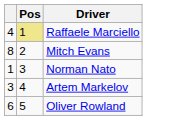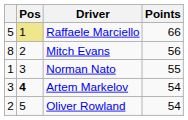+ column: (163, 13)
(10, 32) 4 -> (10, 32) 5
(22, 87) normal -> (22, 87) bold
(10, 105) 6 -> (10, 105) 2
